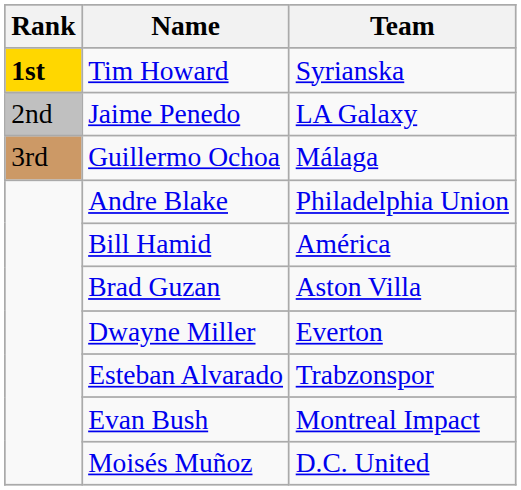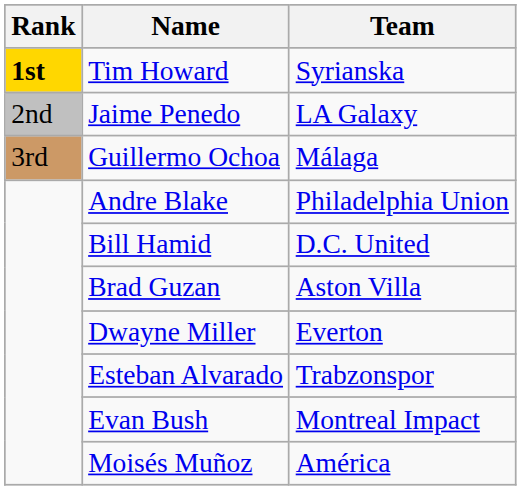(343, 244) América -> (363, 244) D.C. United
(363, 462) D.C. United -> (343, 462) América
